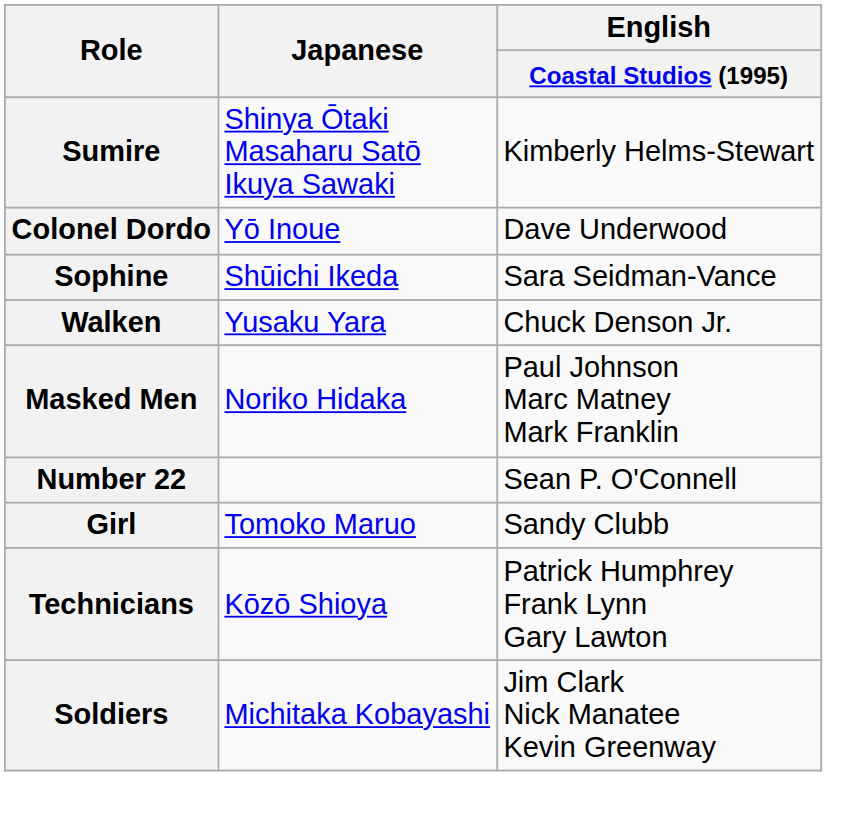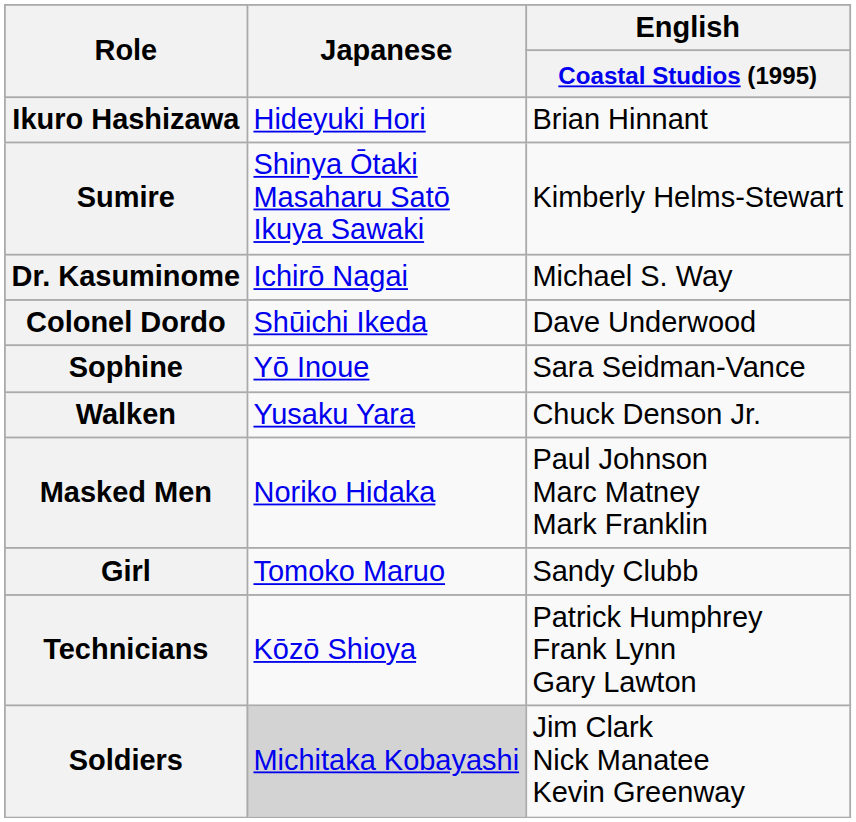+ row: (126, 119)
+ row: (126, 276)
(282, 230) Yō Inoue -> (340, 322) Shūichi Ikeda
(311, 276) Shūichi Ikeda -> (311, 368) Yō Inoue
- row: (111, 479)
(357, 714) no background -> (386, 760) lightgrey background
